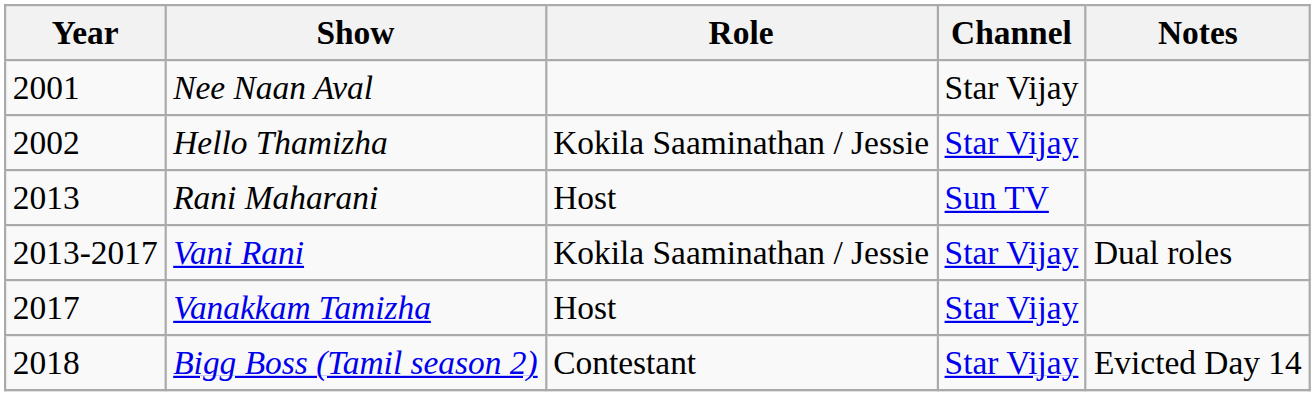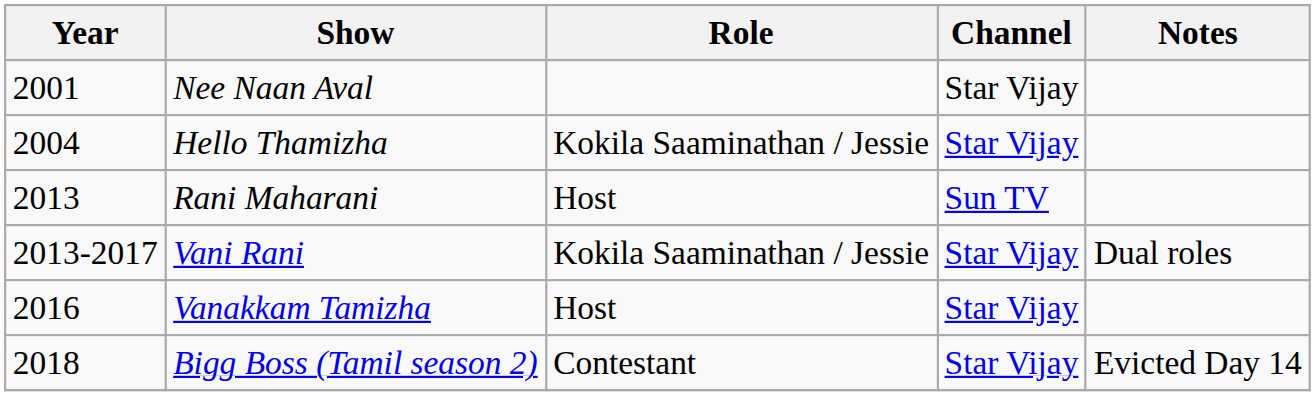(46, 142) 2002 -> (46, 142) 2004
(46, 307) 2017 -> (46, 307) 2016
